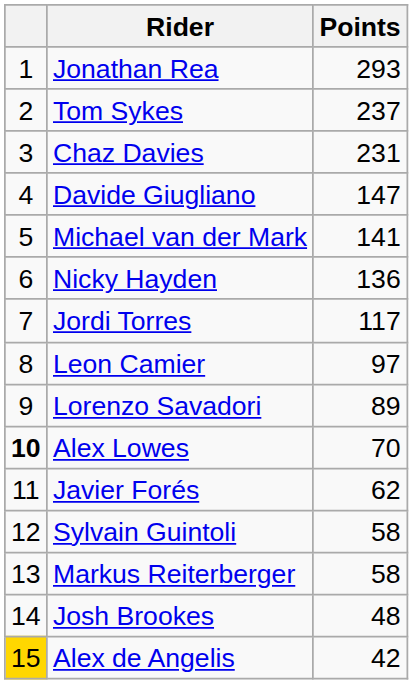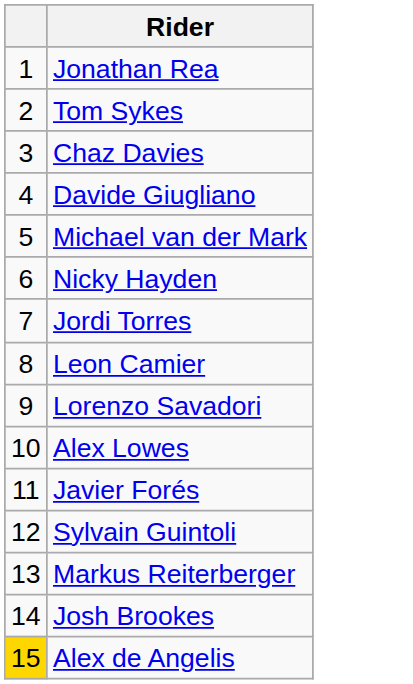- column: (360, 26)
(26, 447) bold -> (26, 447) normal
